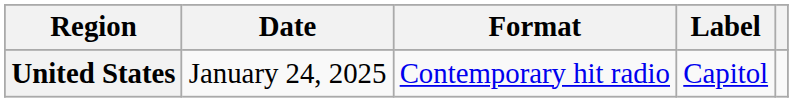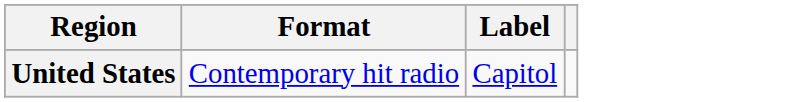- column: (288, 27)
